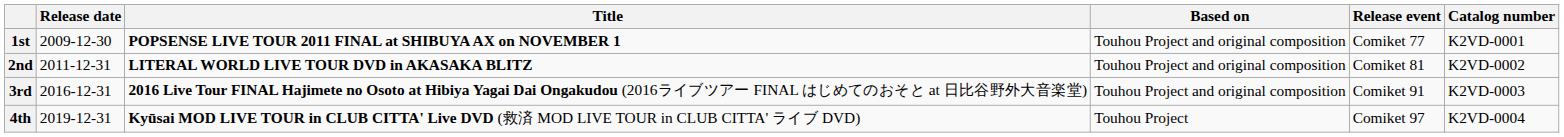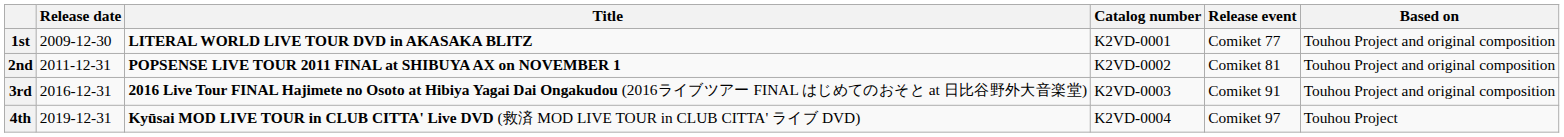columns swapped: (1502, 16) <-> (1220, 16)
(375, 41) POPSENSE LIVE TOUR 2011 FINAL at SHIBUYA AX on NOVEMBER 1 -> (330, 41) LITERAL WORLD LIVE TOUR DVD in AKASAKA BLITZ
(330, 65) LITERAL WORLD LIVE TOUR DVD in AKASAKA BLITZ -> (375, 65) POPSENSE LIVE TOUR 2011 FINAL at SHIBUYA AX on NOVEMBER 1
